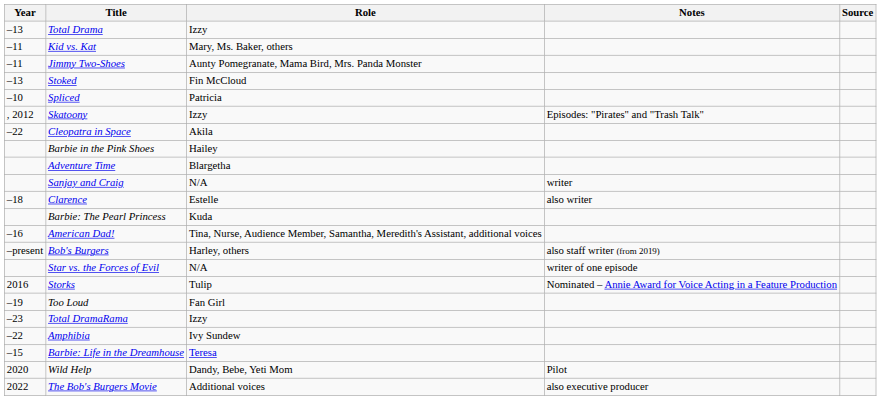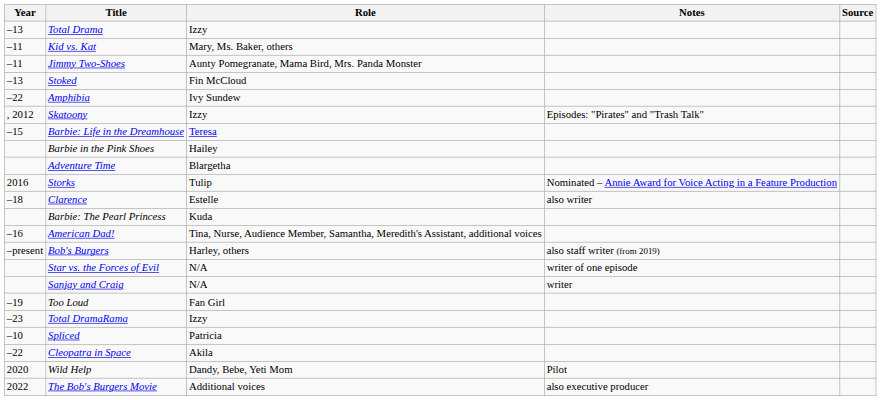rows swapped: (64, 98) <-> (69, 336)
rows swapped: (116, 353) <-> (89, 132)
rows swapped: (86, 183) <-> (61, 285)
